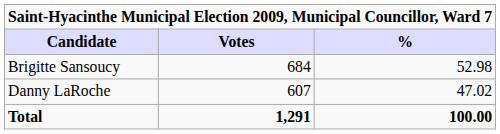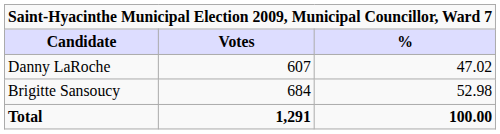rows swapped: (64, 66) <-> (59, 91)
